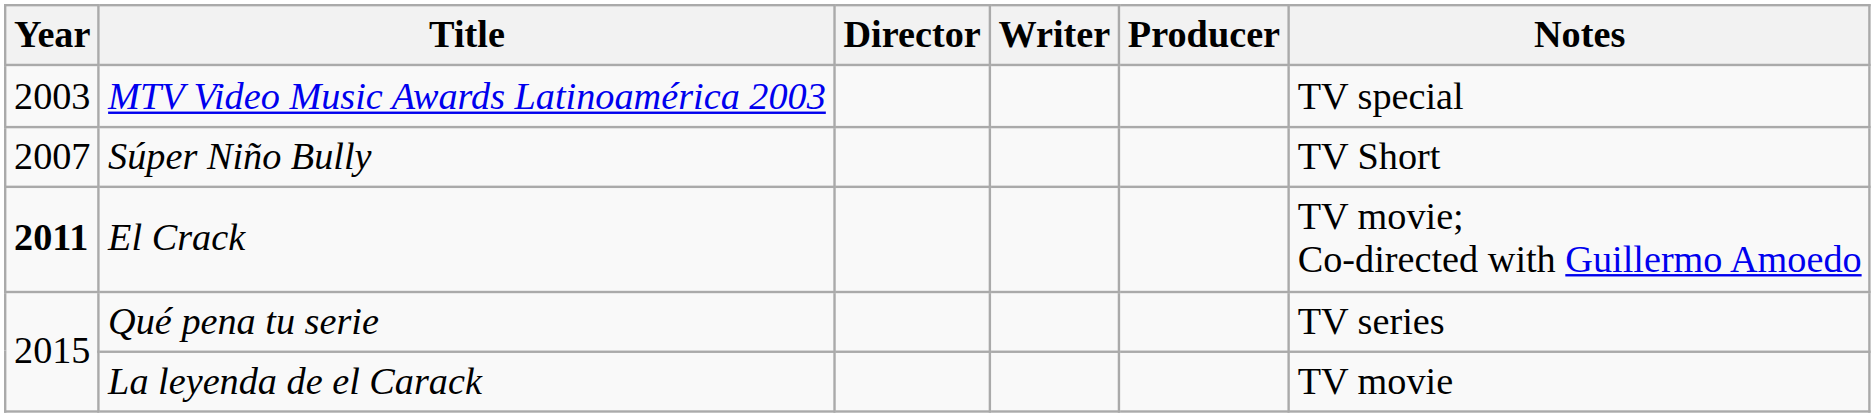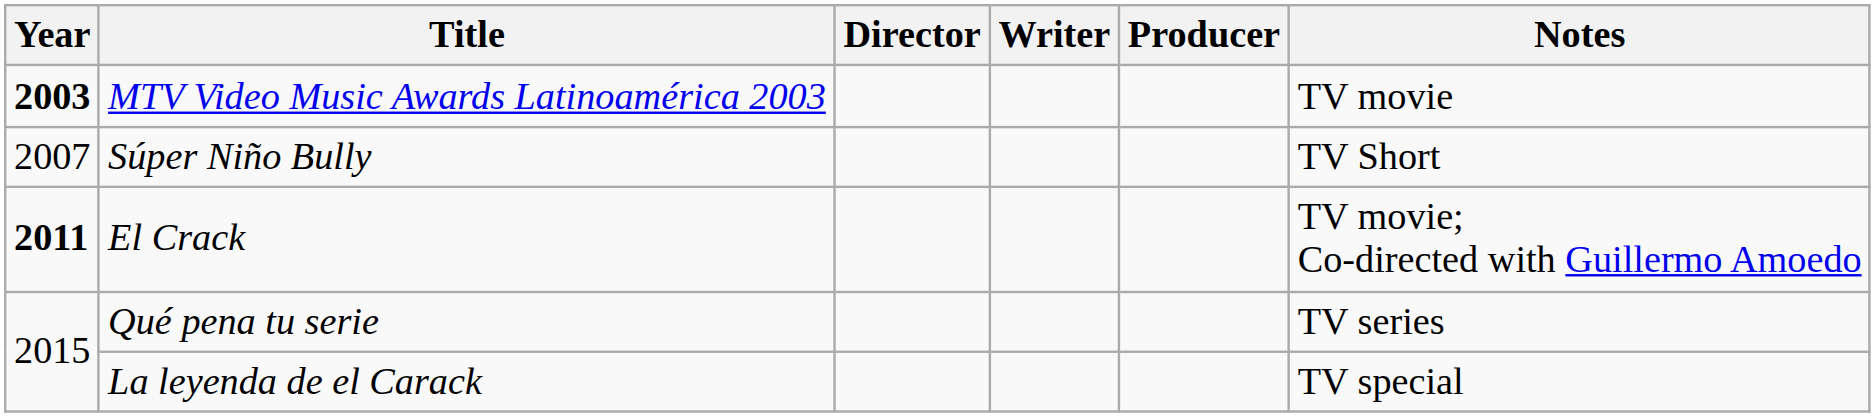(52, 95) normal -> (52, 95) bold
(1381, 95) TV special -> (1375, 95) TV movie
(1375, 381) TV movie -> (1381, 381) TV special
